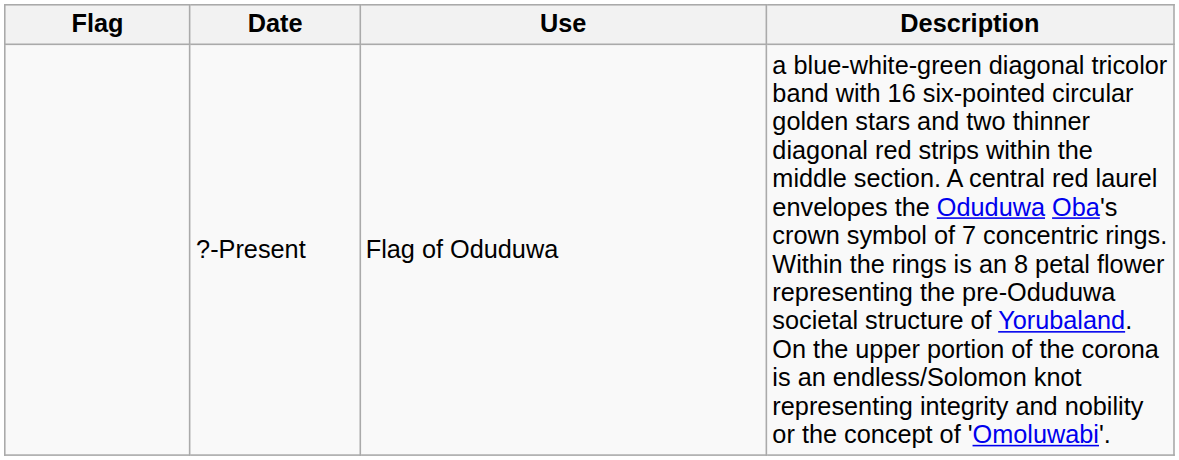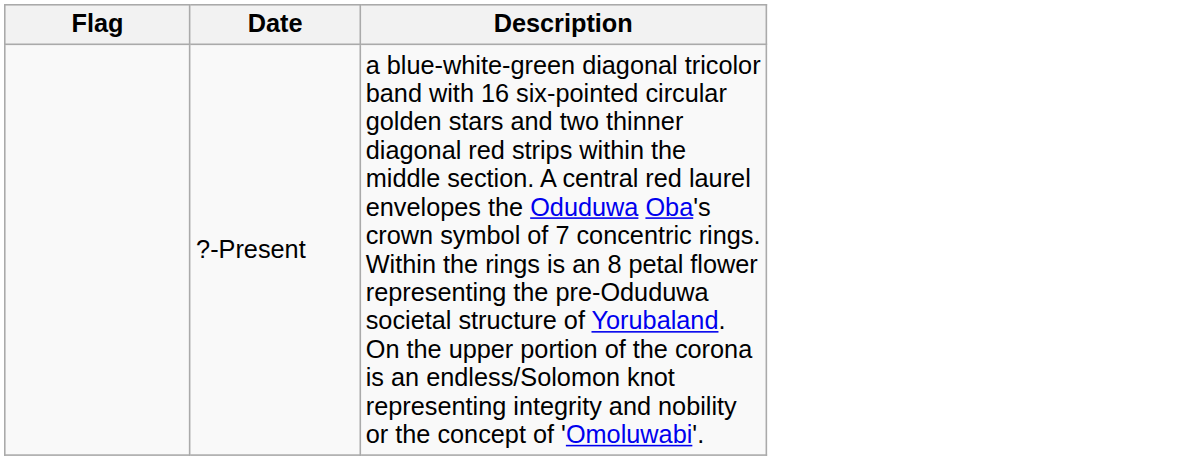- column: (563, 24)
